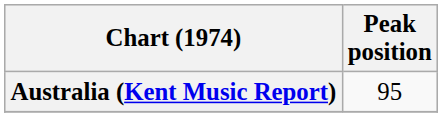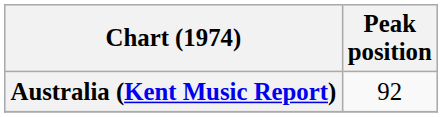(390, 91) 95 -> (390, 91) 92
